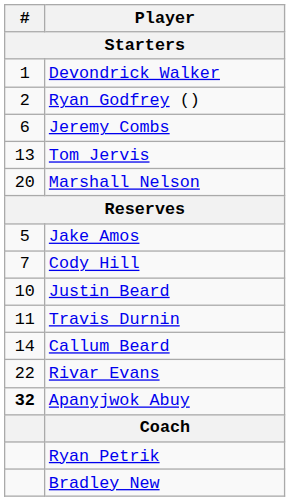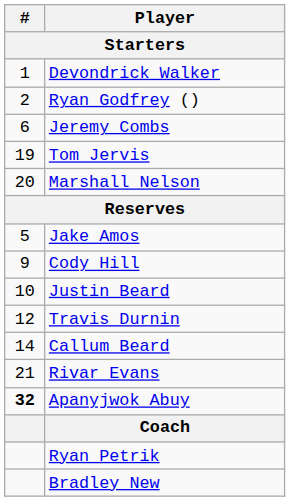(25, 155) 13 -> (25, 155) 19
(25, 264) 7 -> (25, 264) 9
(25, 319) 11 -> (25, 319) 12
(25, 374) 22 -> (25, 374) 21
